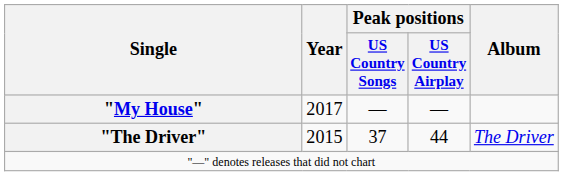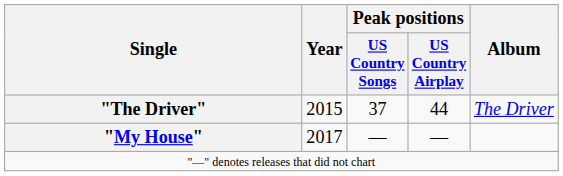rows swapped: (153, 137) <-> (153, 108)
